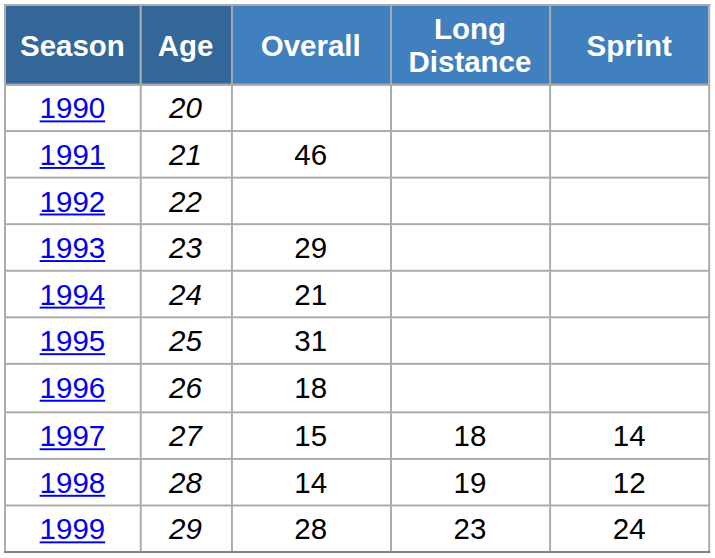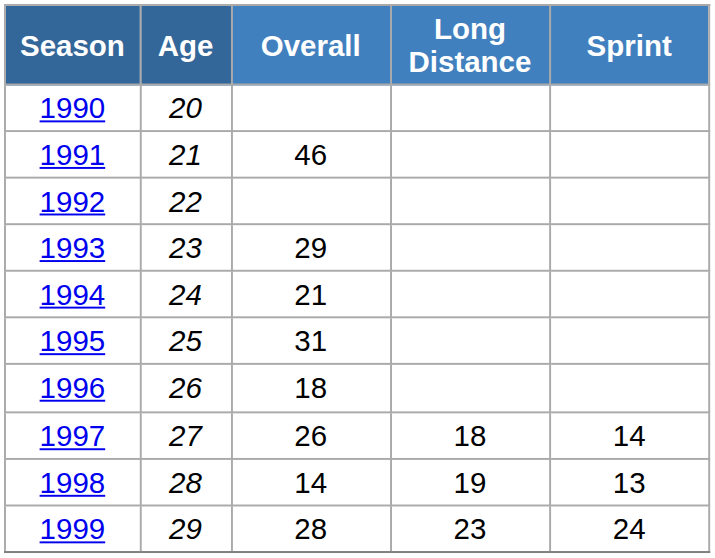(311, 435) 15 -> (311, 435) 26
(629, 482) 12 -> (629, 482) 13
